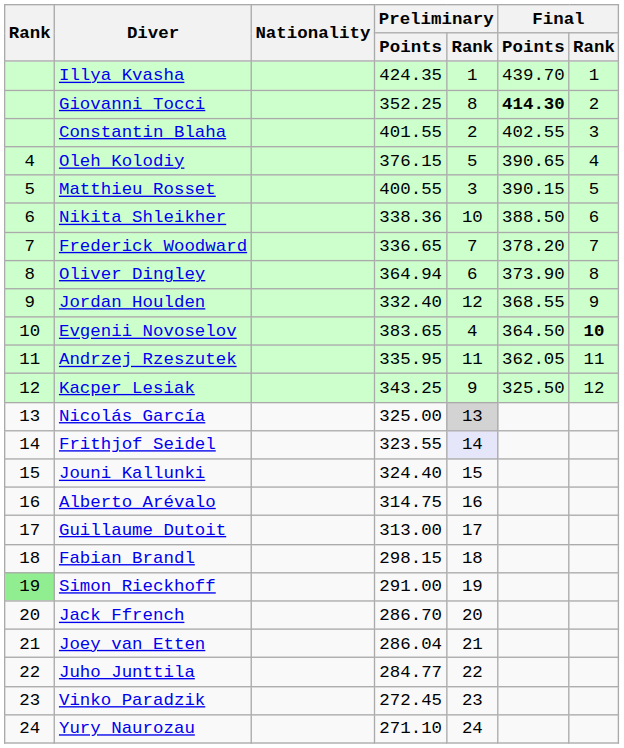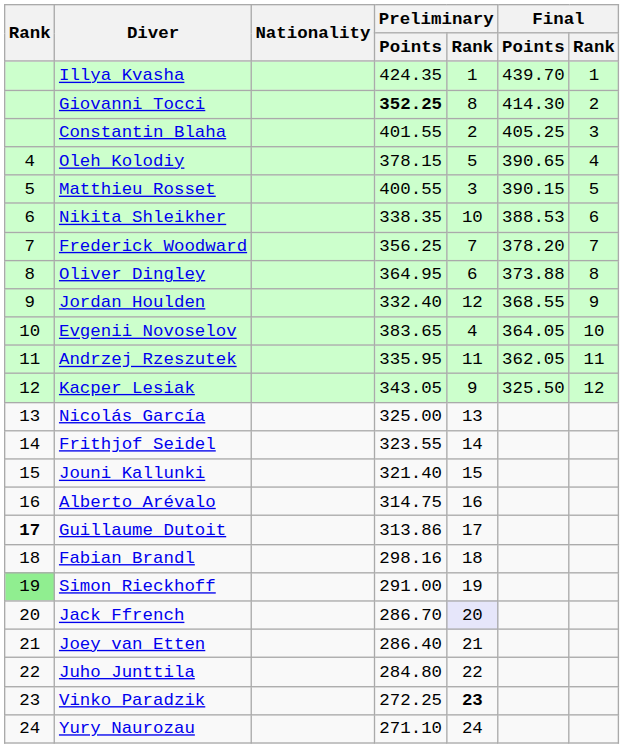(411, 104) normal -> (411, 104) bold
(533, 104) bold -> (533, 104) normal
(533, 132) 402.55 -> (533, 132) 405.25
(411, 161) 376.15 -> (411, 161) 378.15
(411, 218) 338.36 -> (411, 218) 338.35
(533, 218) 388.50 -> (533, 218) 388.53
(411, 246) 336.65 -> (411, 246) 356.25
(411, 274) 364.94 -> (411, 274) 364.95
(533, 274) 373.90 -> (533, 274) 373.88
(533, 331) 364.50 -> (533, 331) 364.05
(594, 331) bold -> (594, 331) normal
(411, 388) 343.25 -> (411, 388) 343.05
(472, 416) lightgrey background -> (472, 416) no background
(472, 445) lavender background -> (472, 445) no background
(411, 473) 324.40 -> (411, 473) 321.40
(30, 530) normal -> (30, 530) bold
(411, 530) 313.00 -> (411, 530) 313.86
(411, 558) 298.15 -> (411, 558) 298.16
(472, 615) no background -> (472, 615) lavender background
(411, 643) 286.04 -> (411, 643) 286.40
(411, 672) 284.77 -> (411, 672) 284.80
(411, 700) 272.45 -> (411, 700) 272.25
(472, 700) normal -> (472, 700) bold
